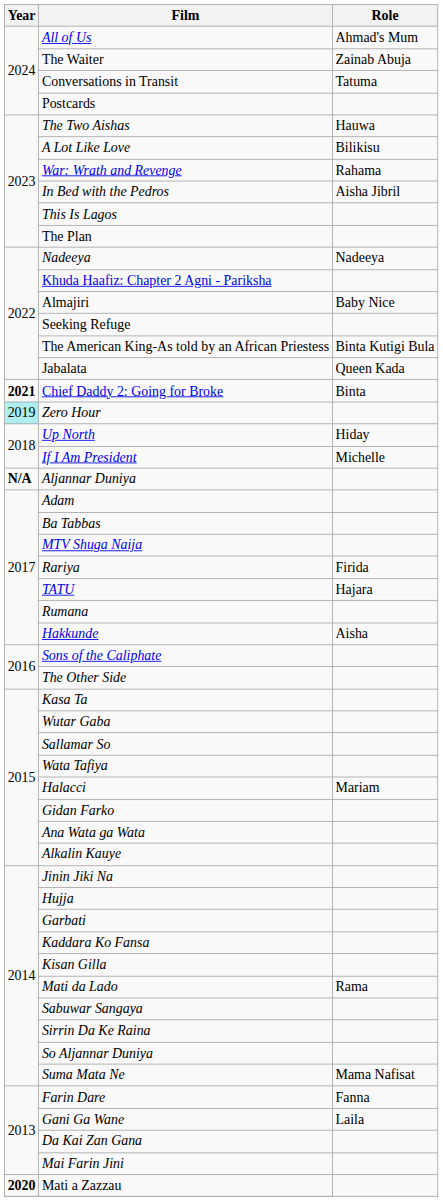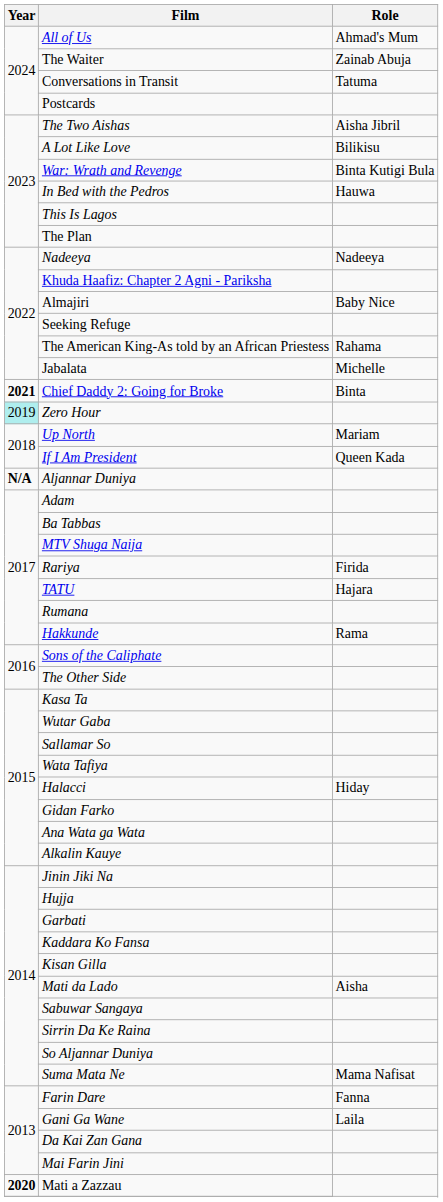(355, 125) Hauwa -> (368, 125) Aisha Jibril
(358, 170) Rahama -> (385, 170) Binta Kutigi Bula
(368, 192) Aisha Jibril -> (355, 192) Hauwa
(385, 346) Binta Kutigi Bula -> (358, 346) Rahama
(370, 368) Queen Kada -> (360, 368) Michelle
(353, 434) Hiday -> (358, 434) Mariam
(360, 457) Michelle -> (370, 457) Queen Kada
(352, 633) Aisha -> (352, 633) Rama
(358, 788) Mariam -> (353, 788) Hiday
(352, 986) Rama -> (352, 986) Aisha
